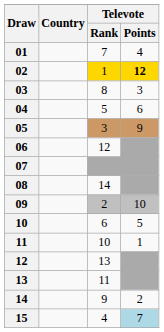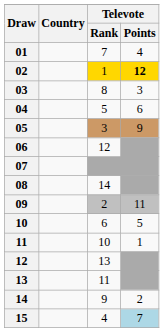(140, 204) 10 -> (140, 204) 11
